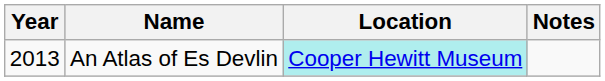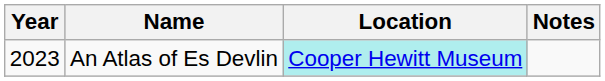(35, 57) 2013 -> (35, 57) 2023
